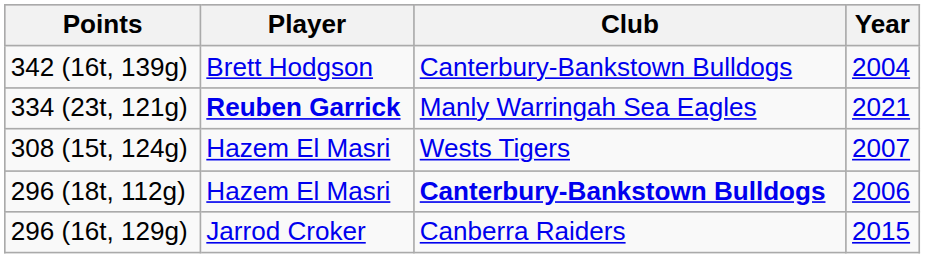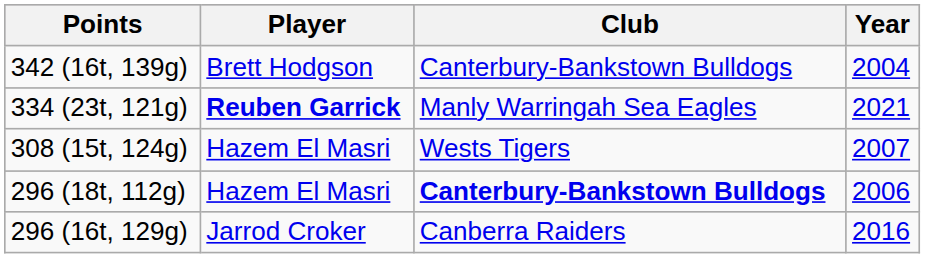(881, 231) 2015 -> (881, 231) 2016
